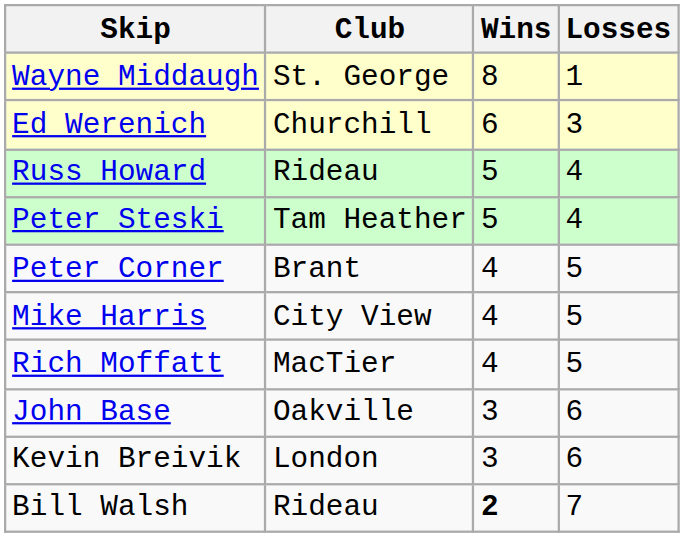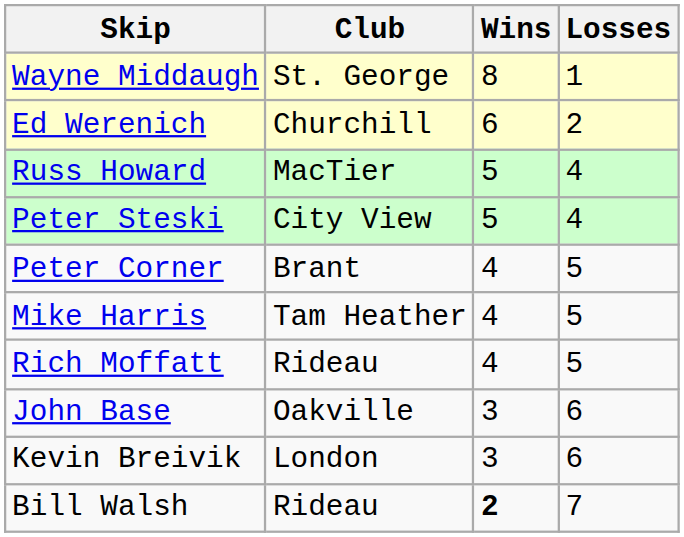(574, 125) 3 -> (574, 125) 2
(326, 173) Rideau -> (335, 173) MacTier
(370, 221) Tam Heather -> (352, 221) City View
(352, 316) City View -> (370, 316) Tam Heather
(335, 364) MacTier -> (326, 364) Rideau
